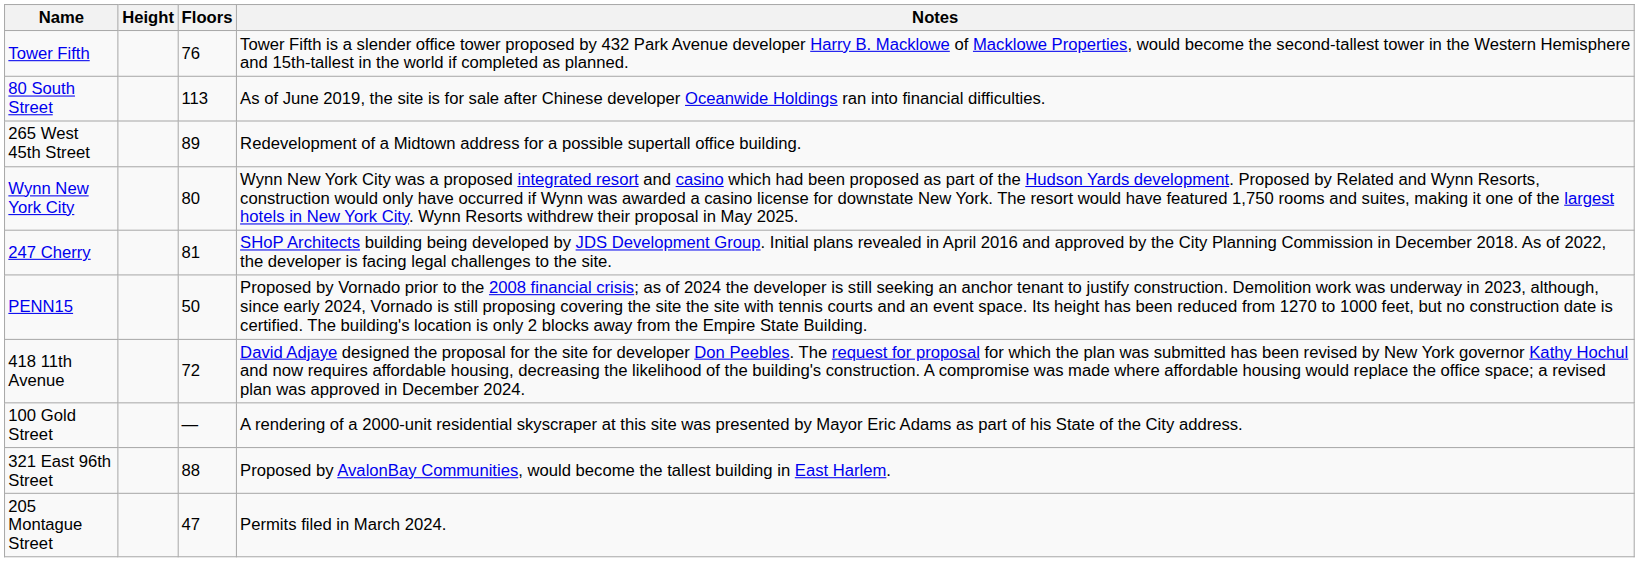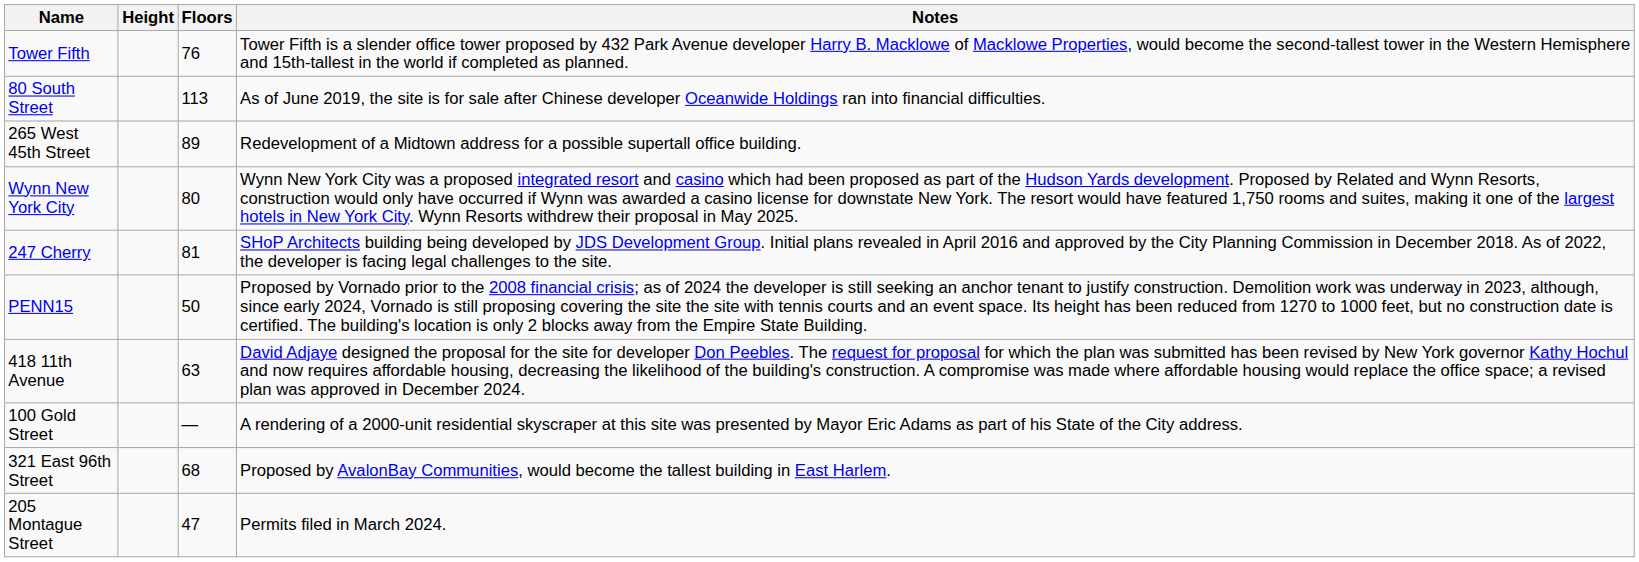(191, 370) 72 -> (191, 370) 63
(191, 470) 88 -> (191, 470) 68
